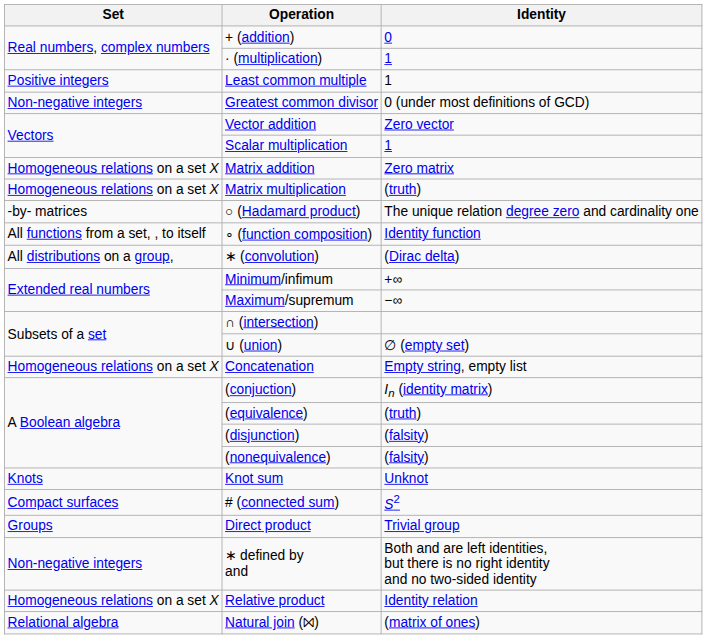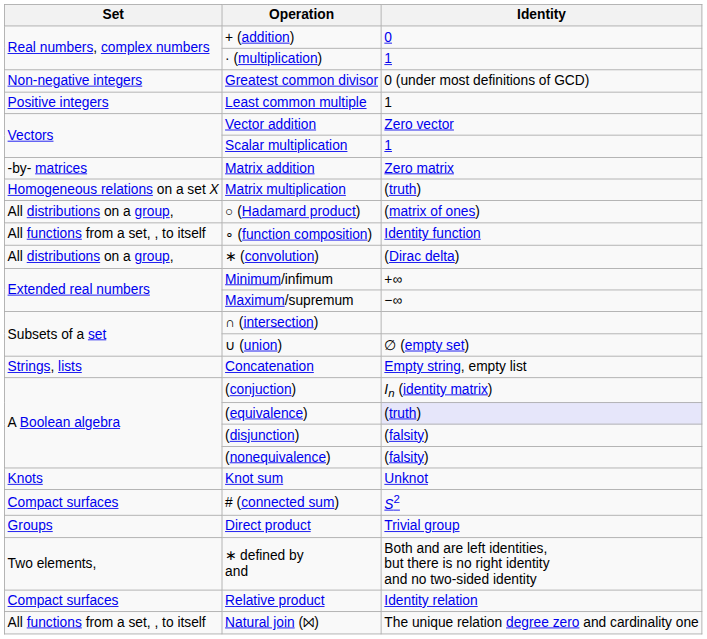rows swapped: (296, 80) <-> (302, 102)
(113, 168) Homogeneous relations on a set X -> (47, 168) -by- matrices
(47, 211) -by- matrices -> (93, 211) All distributions on a group,
(542, 211) The unique relation degree zero and cardinality one -> (432, 211) (matrix of ones)
(113, 367) Homogeneous relations on a set X -> (45, 367) Strings, lists
(403, 413) no background -> (403, 413) lavender background
(75, 563) Non-negative integers -> (52, 563) Two elements,
(113, 600) Homogeneous relations on a set X -> (63, 600) Compact surfaces
(63, 622) Relational algebra -> (107, 622) All functions from a set, , to itself
(432, 622) (matrix of ones) -> (542, 622) The unique relation degree zero and cardinality one
